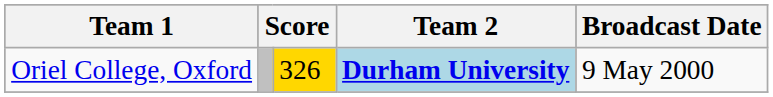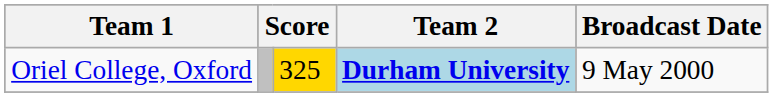(300, 69) 326 -> (300, 69) 325
